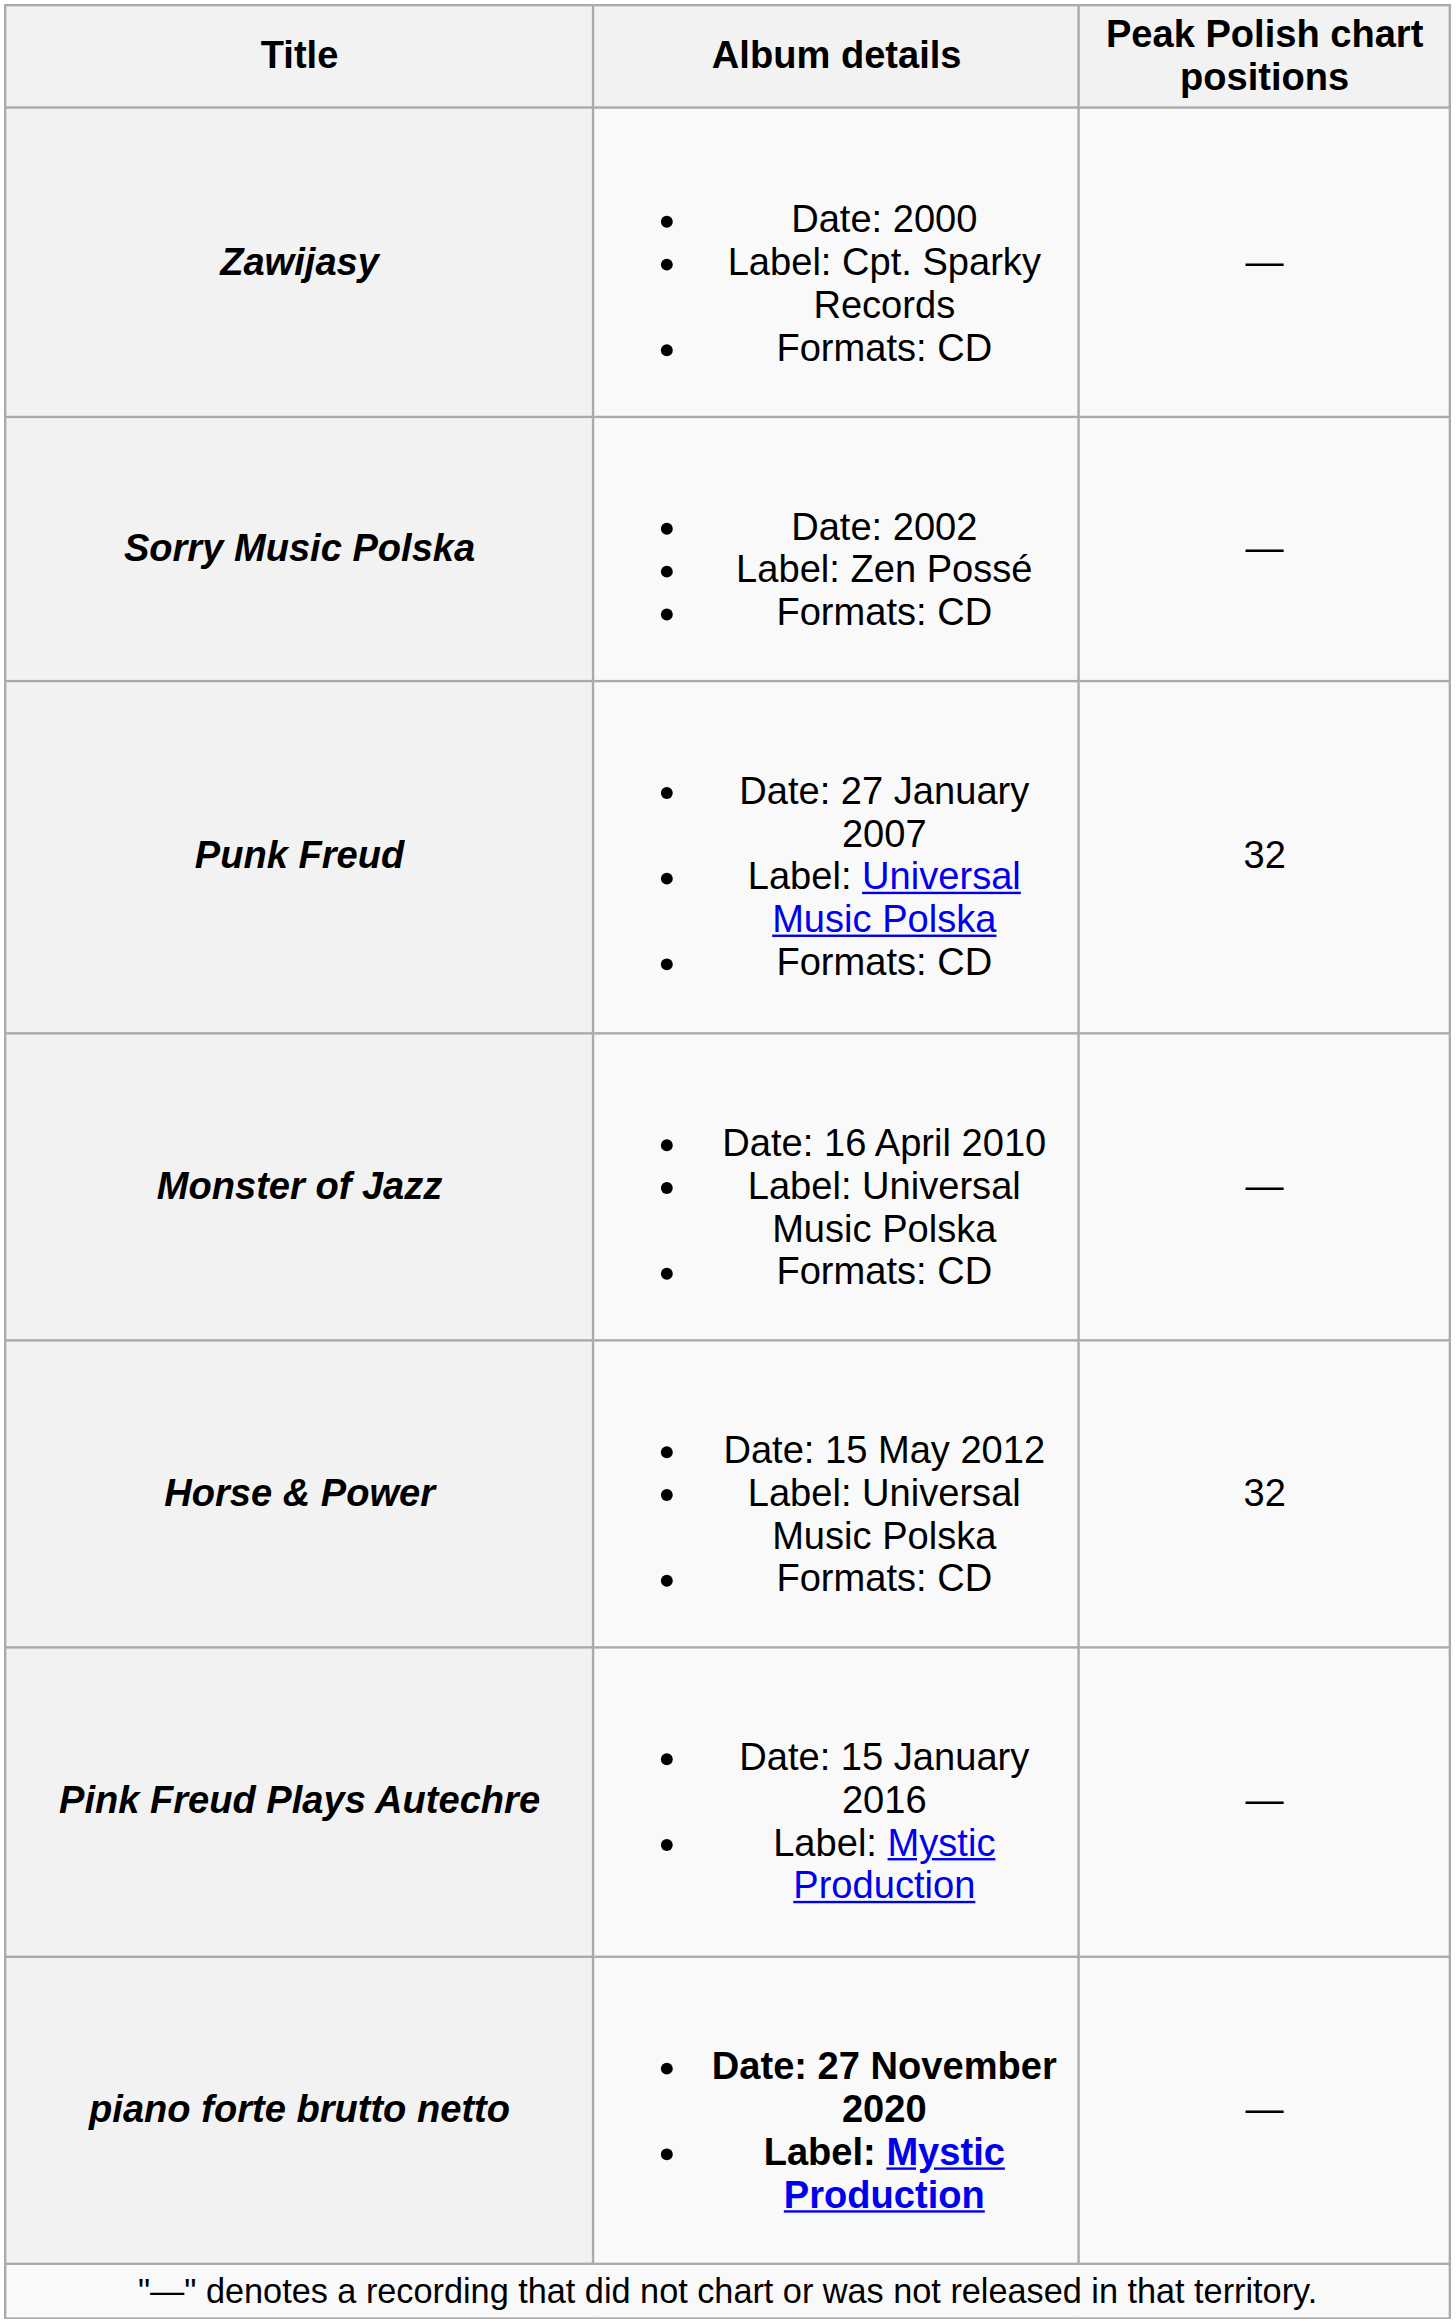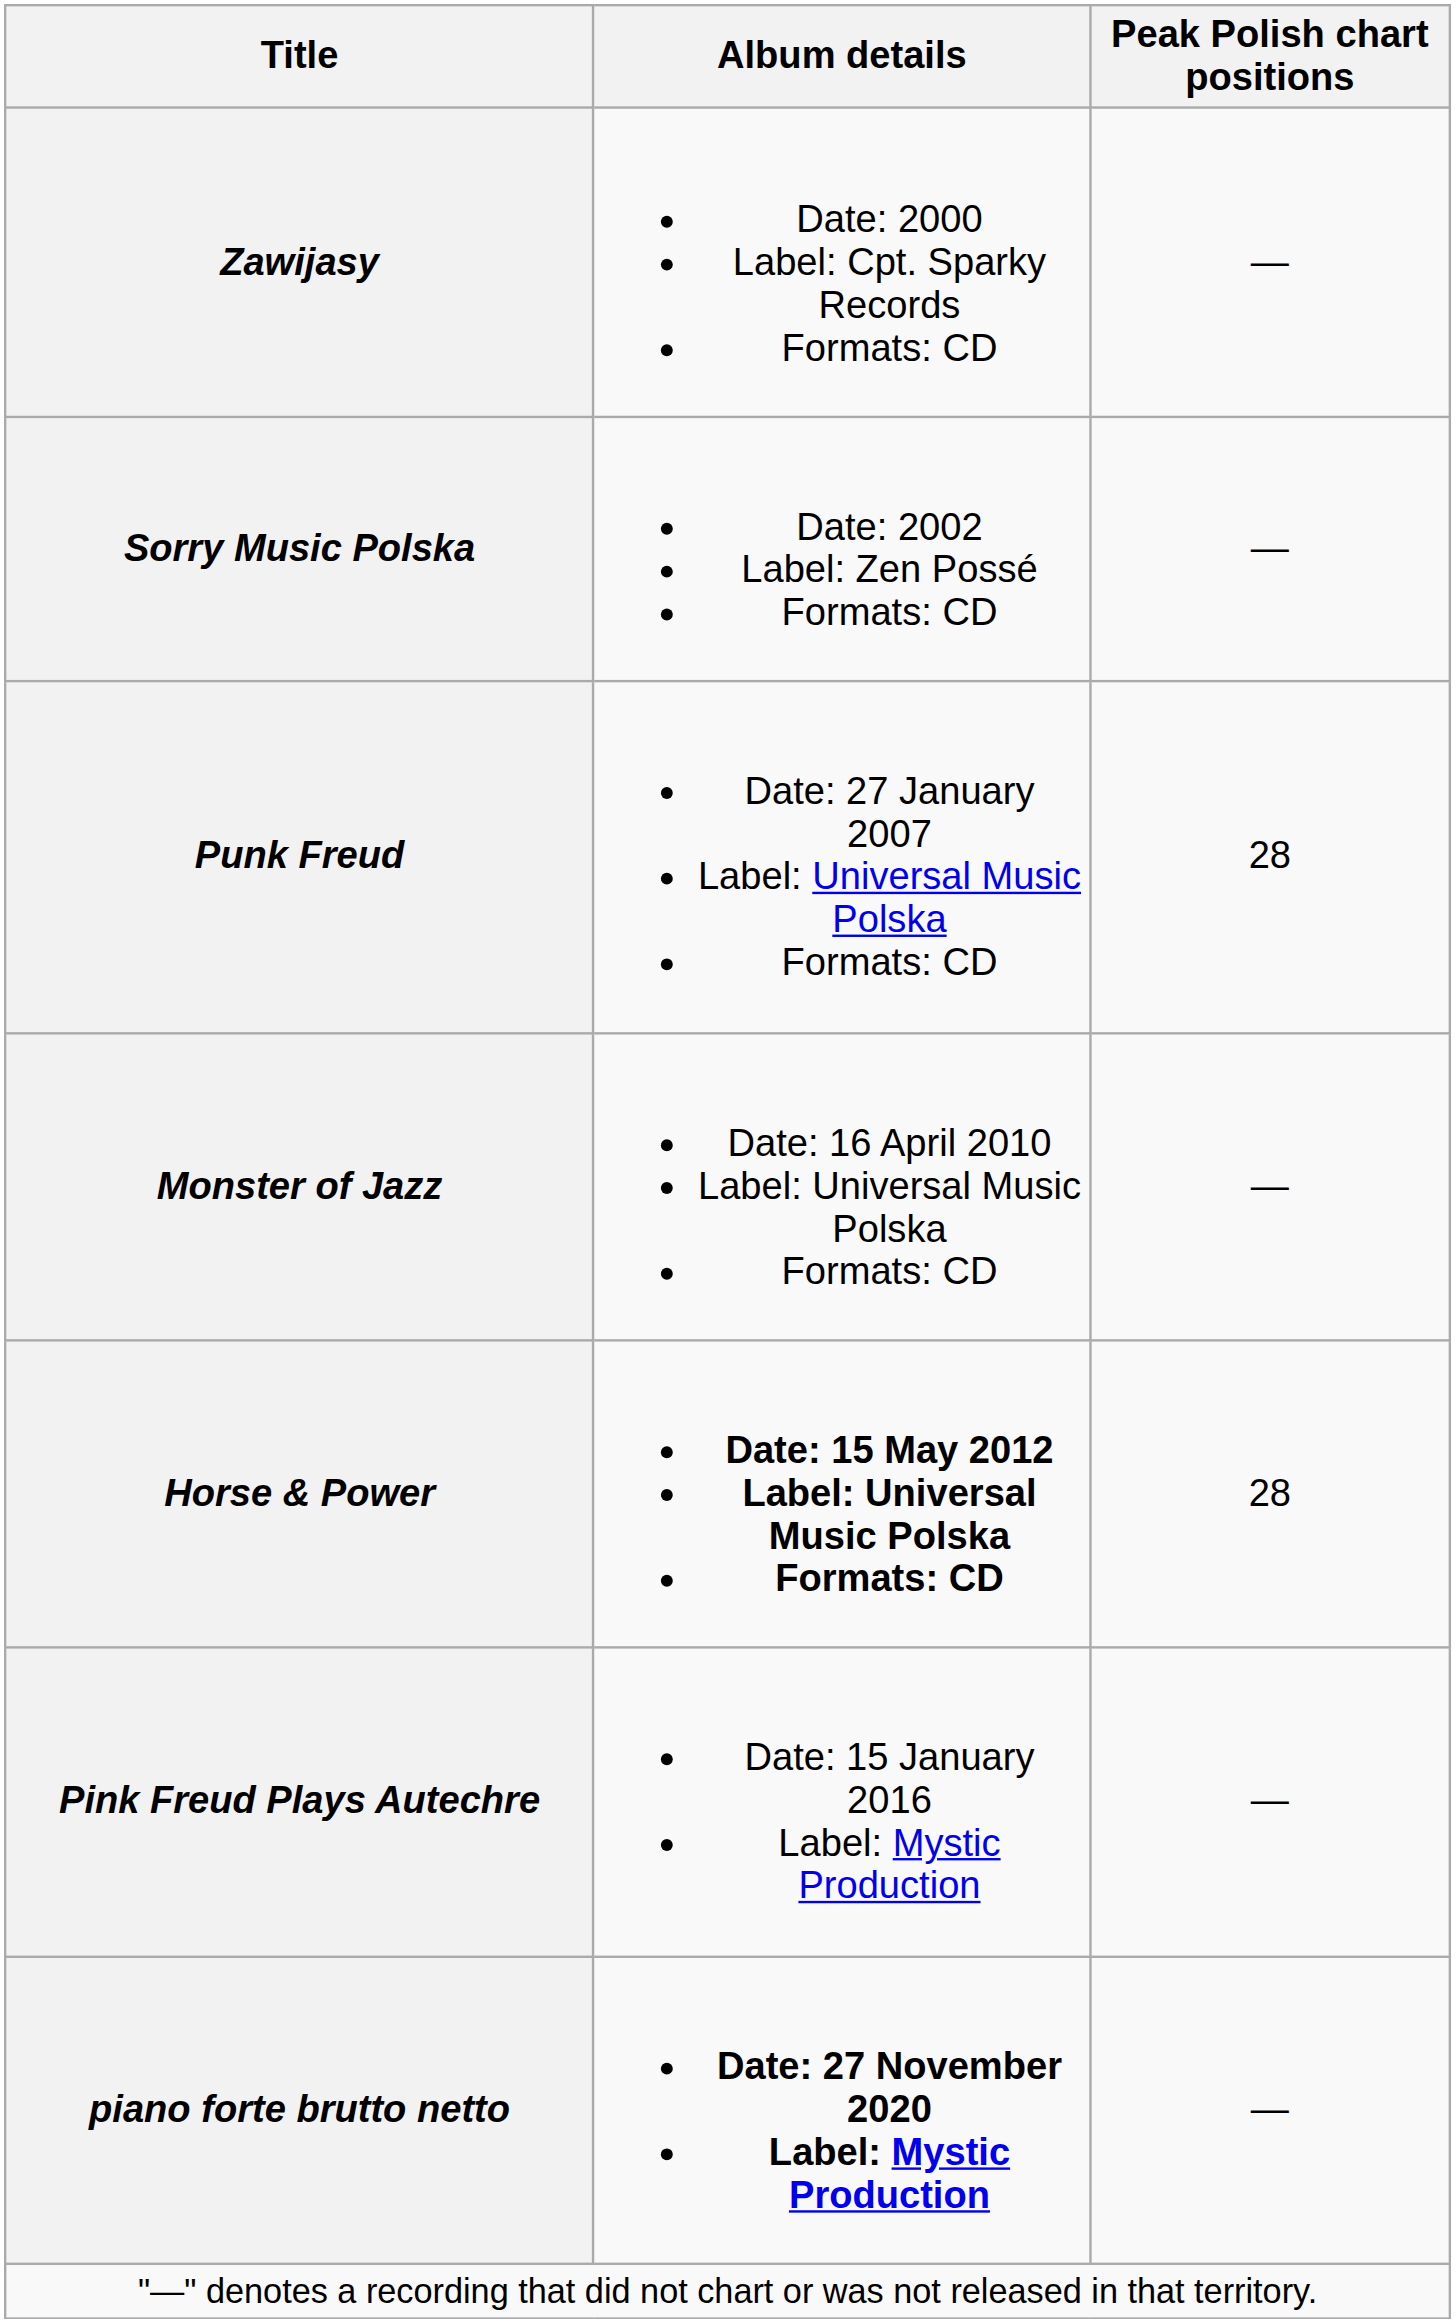(1265, 856) 32 -> (1270, 856) 28
(837, 1515) normal -> (842, 1515) bold
(1265, 1493) 32 -> (1270, 1493) 28
